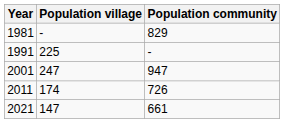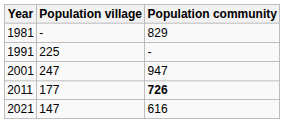(49, 90) 174 -> (49, 90) 177
(158, 90) normal -> (158, 90) bold
(158, 109) 661 -> (158, 109) 616
